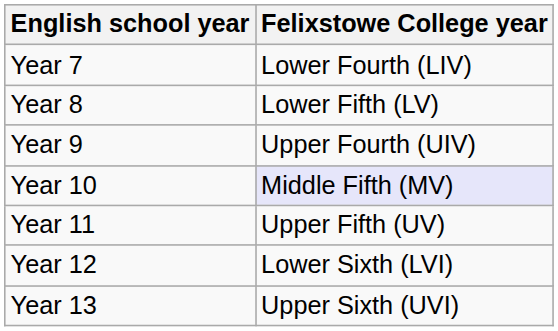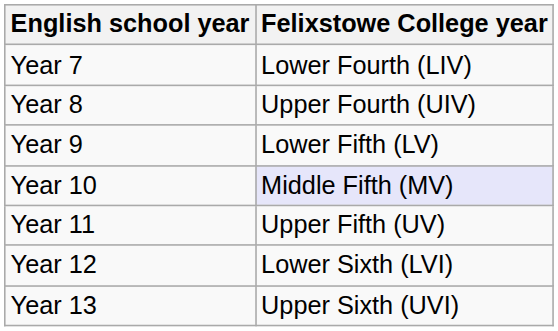(350, 104) Lower Fifth (LV) -> (369, 104) Upper Fourth (UIV)
(369, 144) Upper Fourth (UIV) -> (350, 144) Lower Fifth (LV)
